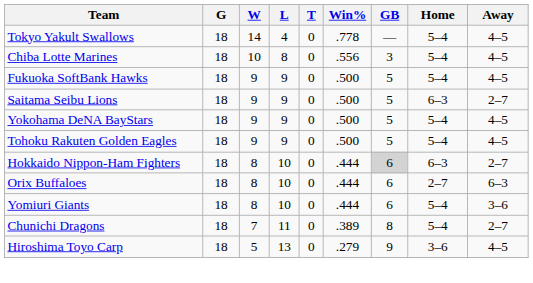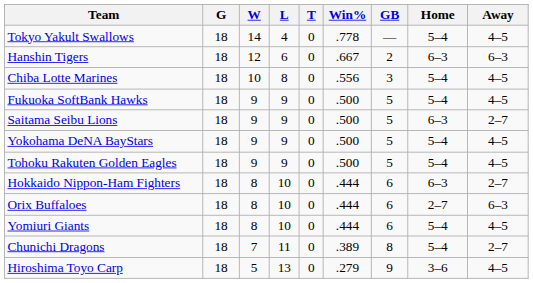+ row: (48, 57)
(390, 162) lightgrey background -> (390, 183) no background
(498, 204) 3–6 -> (498, 225) 4–5
